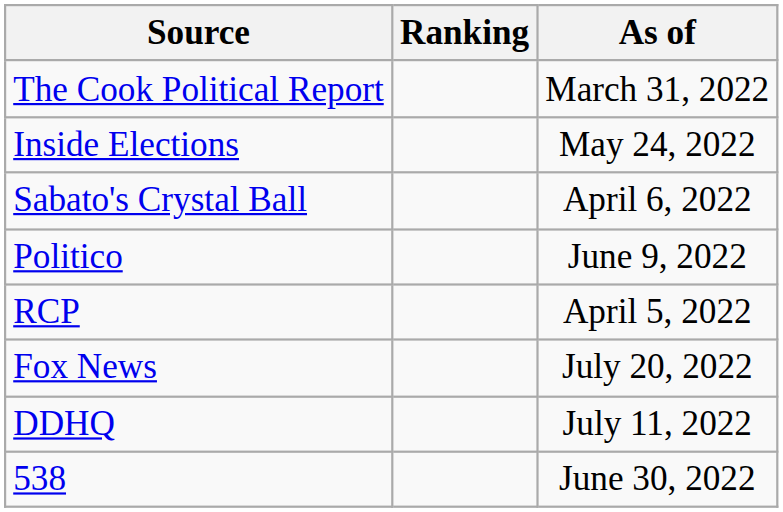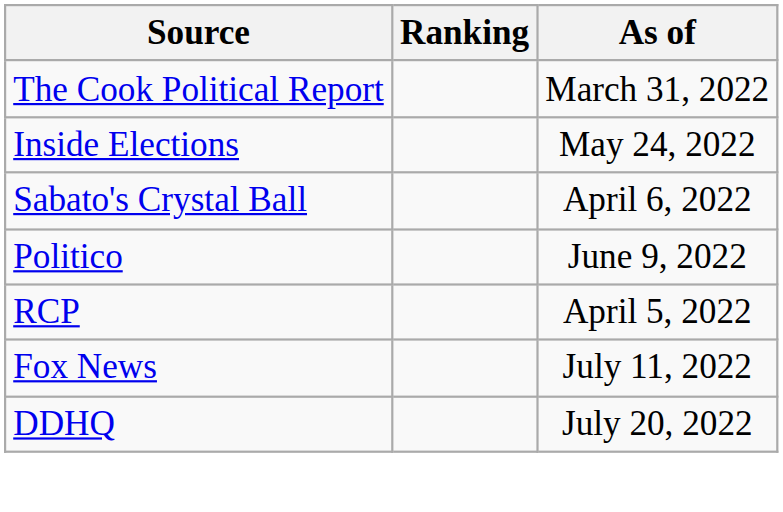(657, 367) July 20, 2022 -> (657, 367) July 11, 2022
(657, 423) July 11, 2022 -> (657, 423) July 20, 2022
- row: (40, 479)
